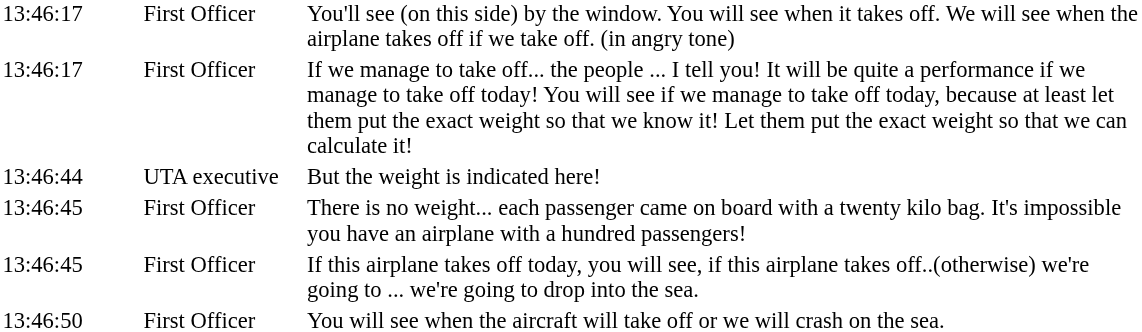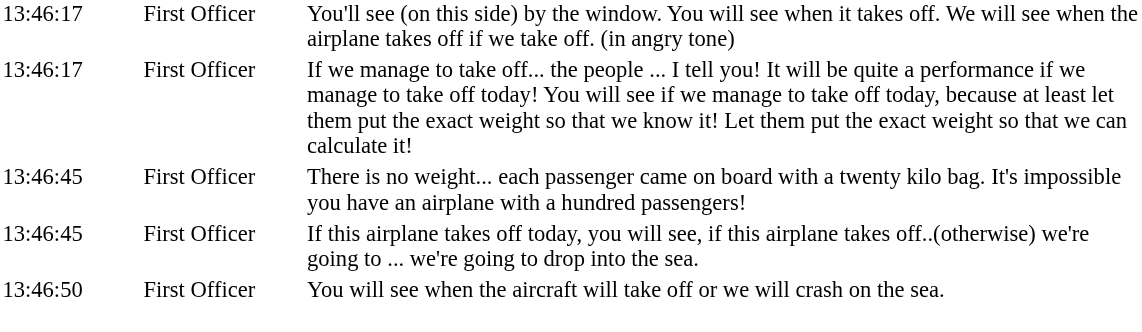- row: (454, 176)
